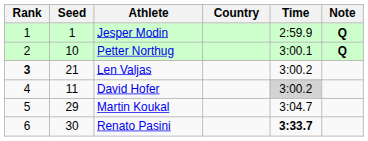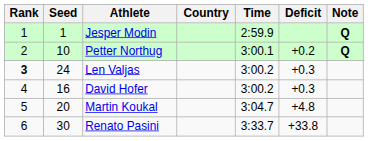+ column: (303, 13)
(72, 70) 21 -> (63, 70) 24
(72, 88) 11 -> (63, 88) 16
(296, 88) lightgrey background -> (257, 88) no background
(72, 107) 29 -> (63, 107) 20
(296, 126) bold -> (257, 126) normal
